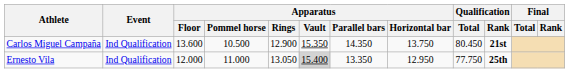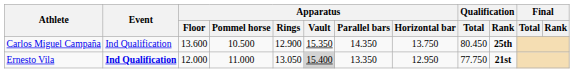(498, 44) 21st -> (503, 44) 25th
(138, 60) normal -> (141, 60) bold
(498, 60) 25th -> (503, 60) 21st
